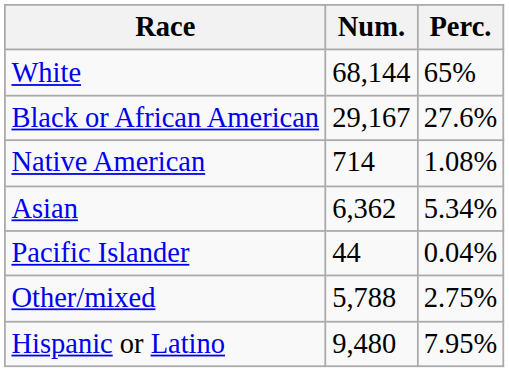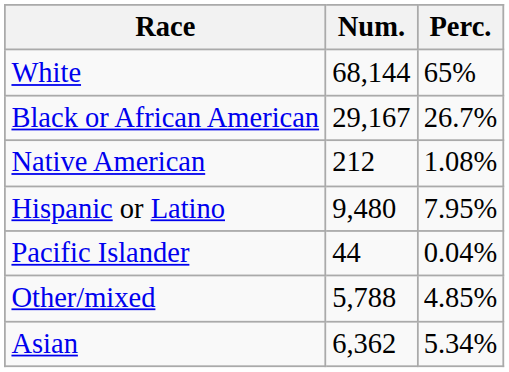(460, 117) 27.6% -> (460, 117) 26.7%
(354, 162) 714 -> (354, 162) 212
rows swapped: (45, 207) <-> (118, 343)
(460, 298) 2.75% -> (460, 298) 4.85%
